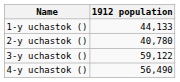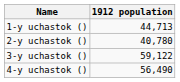(157, 26) 44,133 -> (157, 26) 44,713
